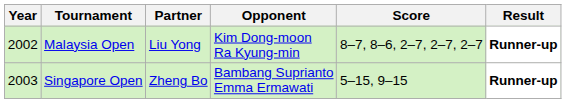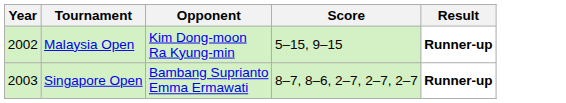- column: (178, 16)
(411, 44) 8–7, 8–6, 2–7, 2–7, 2–7 -> (309, 44) 5–15, 9–15
(374, 81) 5–15, 9–15 -> (346, 81) 8–7, 8–6, 2–7, 2–7, 2–7
